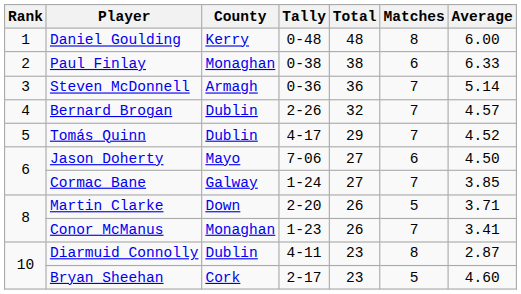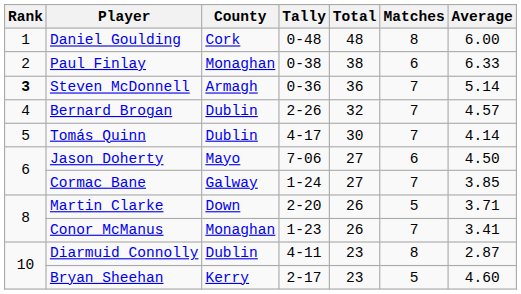(227, 40) Kerry -> (223, 40) Cork
(26, 88) normal -> (26, 88) bold
(355, 135) 29 -> (355, 135) 30
(482, 135) 4.52 -> (482, 135) 4.14
(223, 277) Cork -> (227, 277) Kerry
